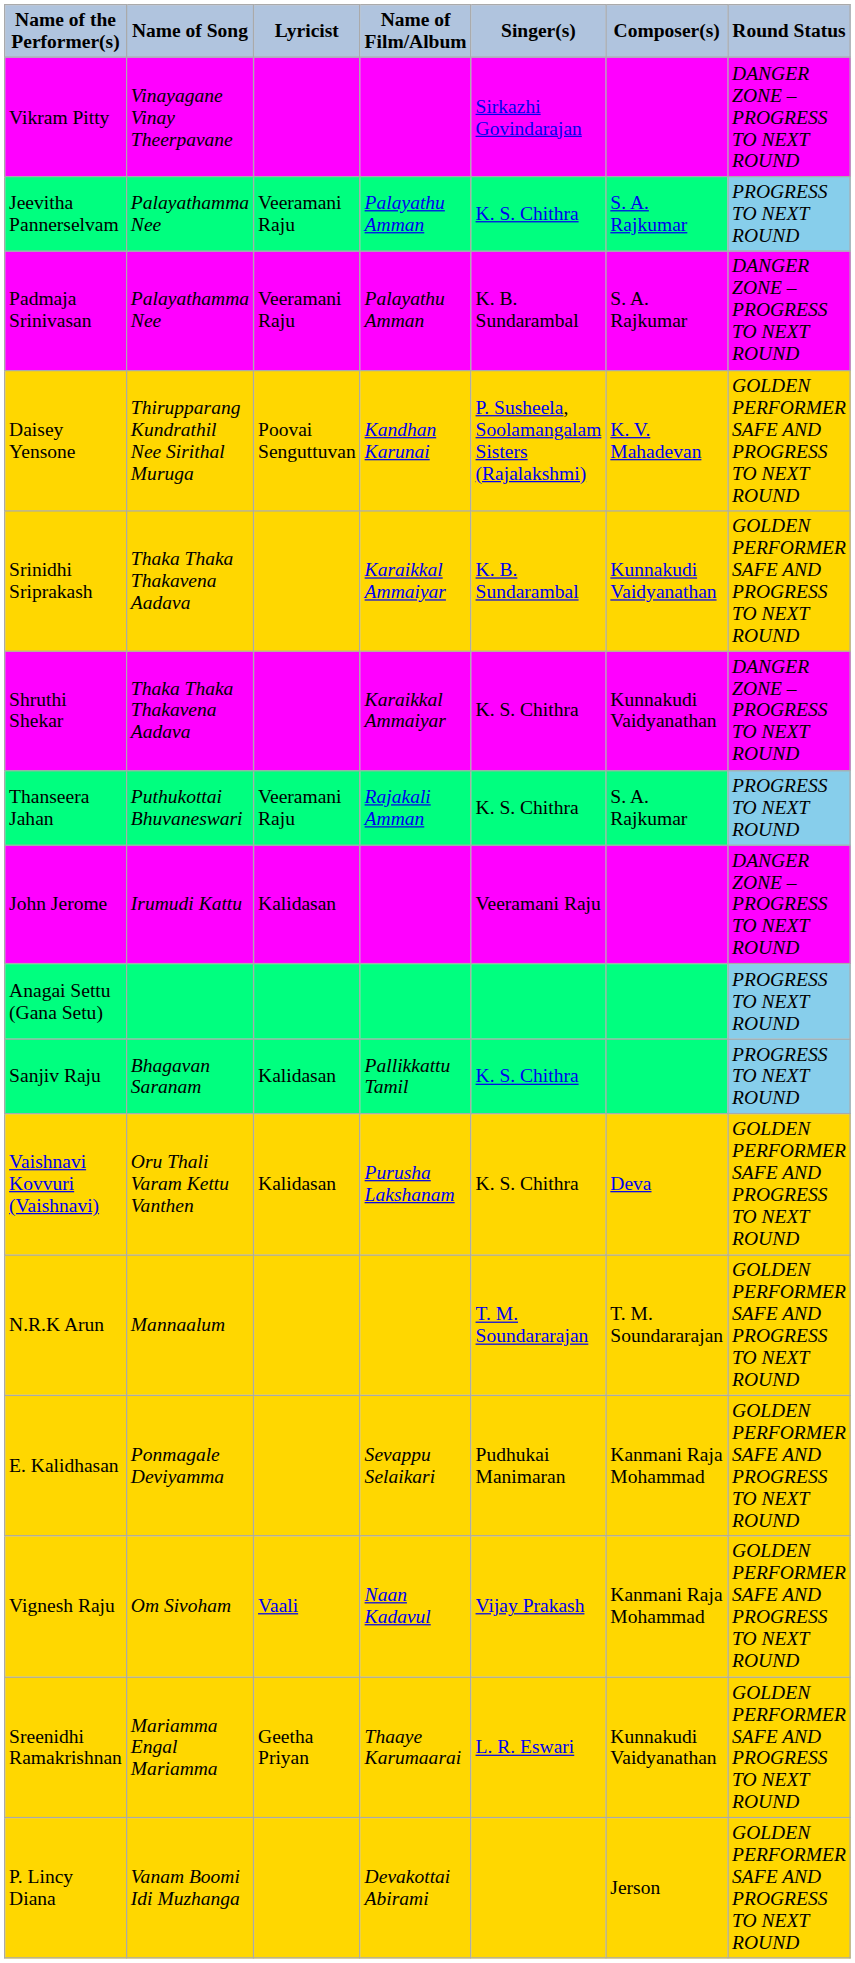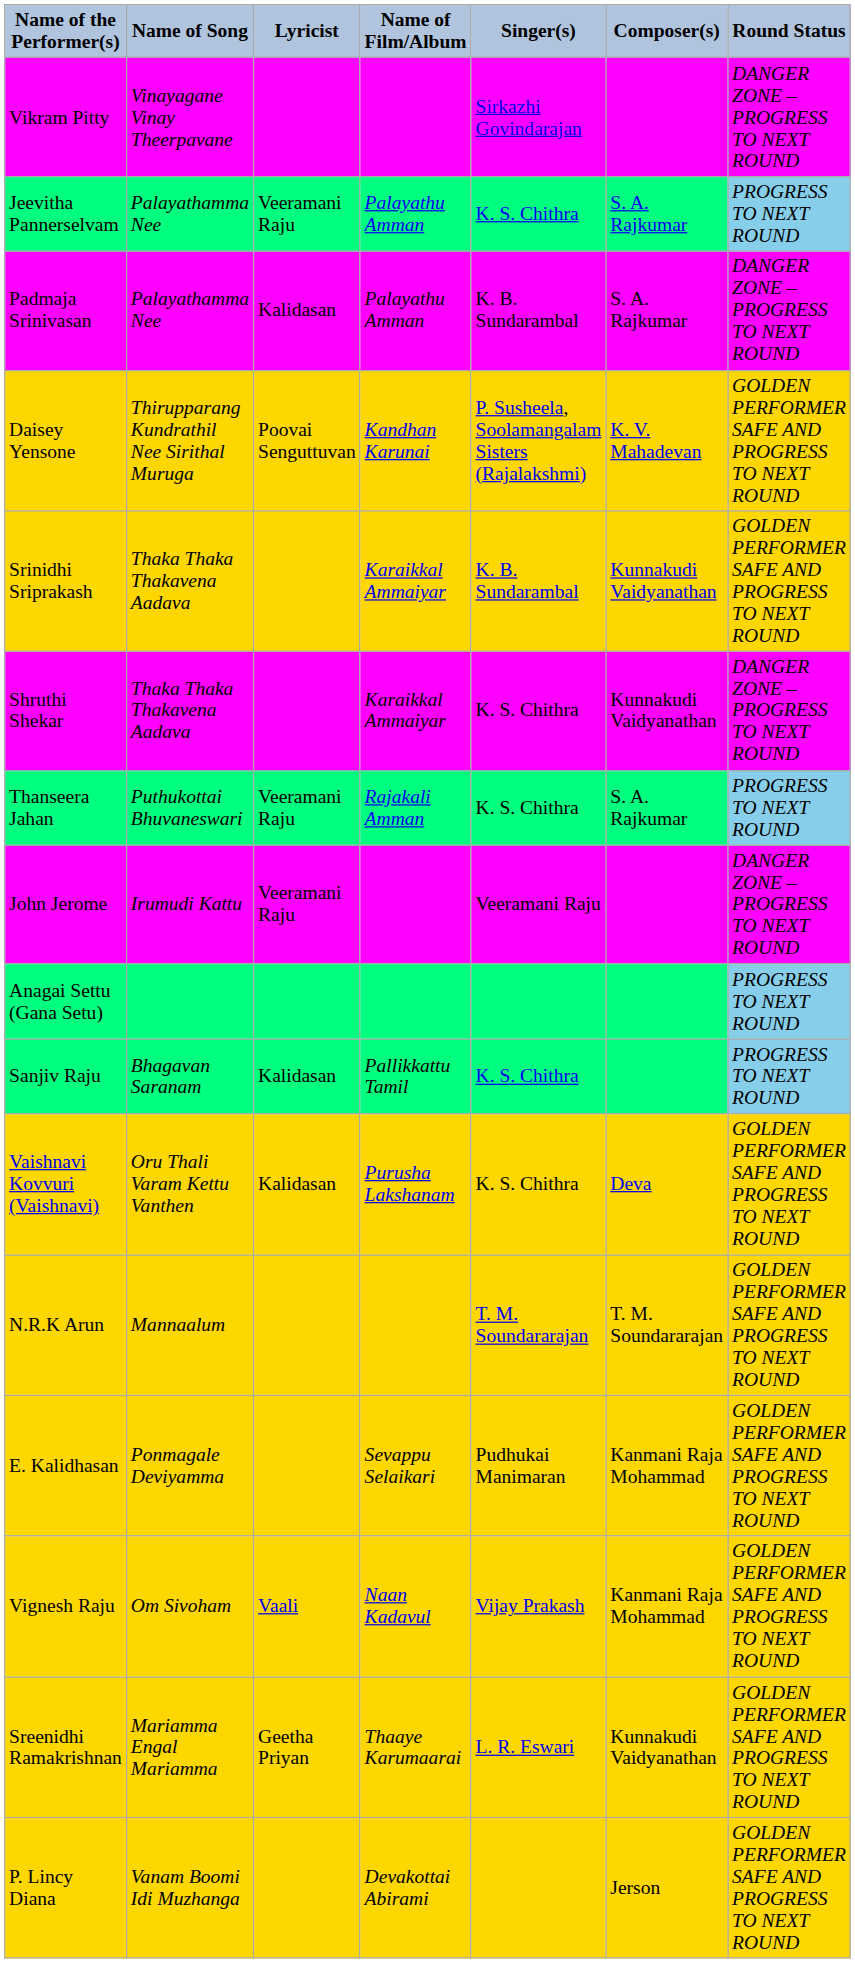(300, 310) Veeramani Raju -> (297, 310) Kalidasan
(297, 904) Kalidasan -> (300, 904) Veeramani Raju
